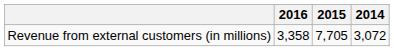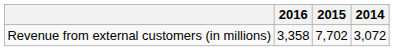(332, 35) 7,705 -> (332, 35) 7,702
